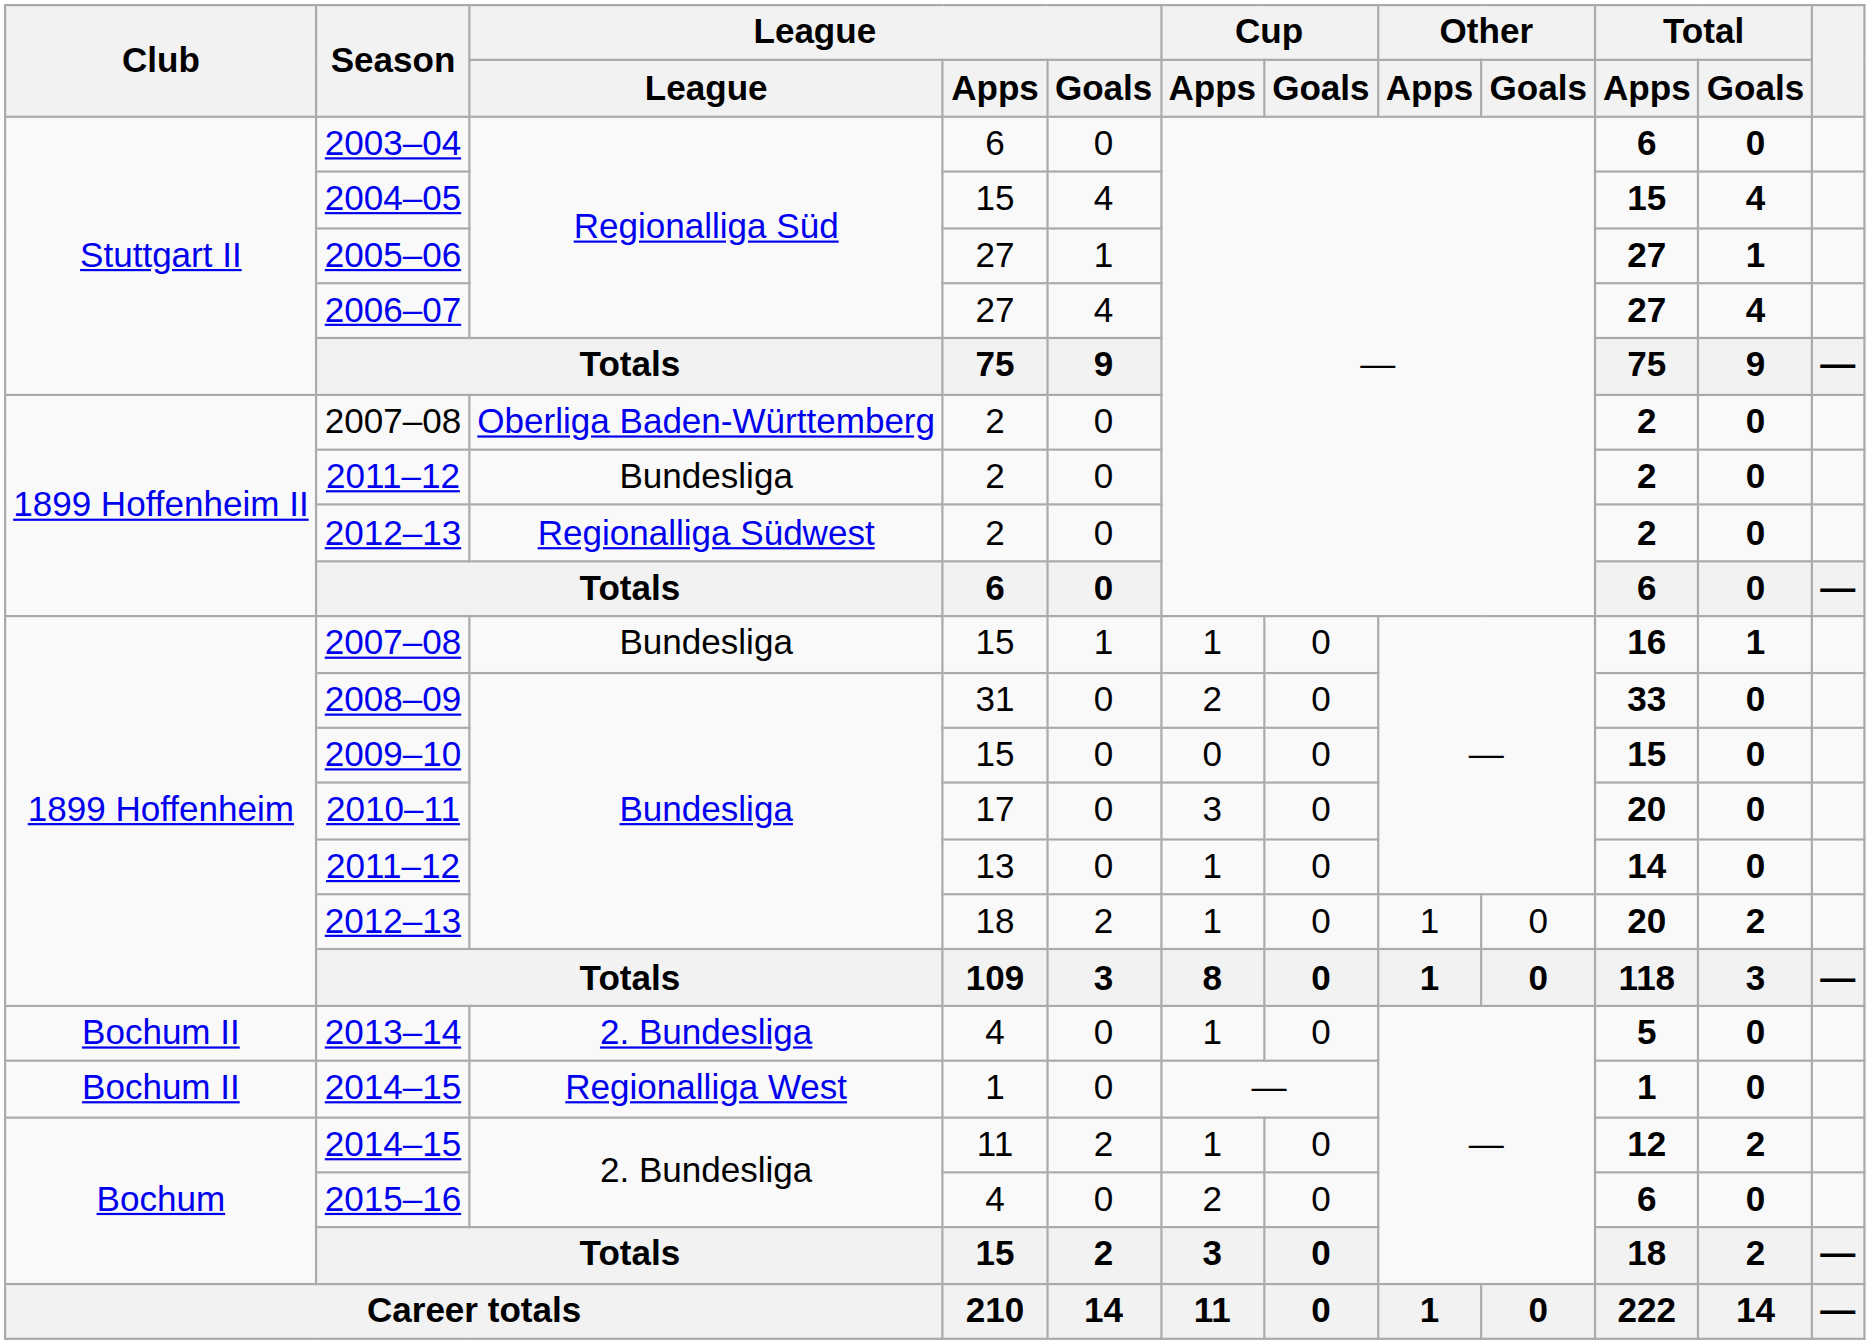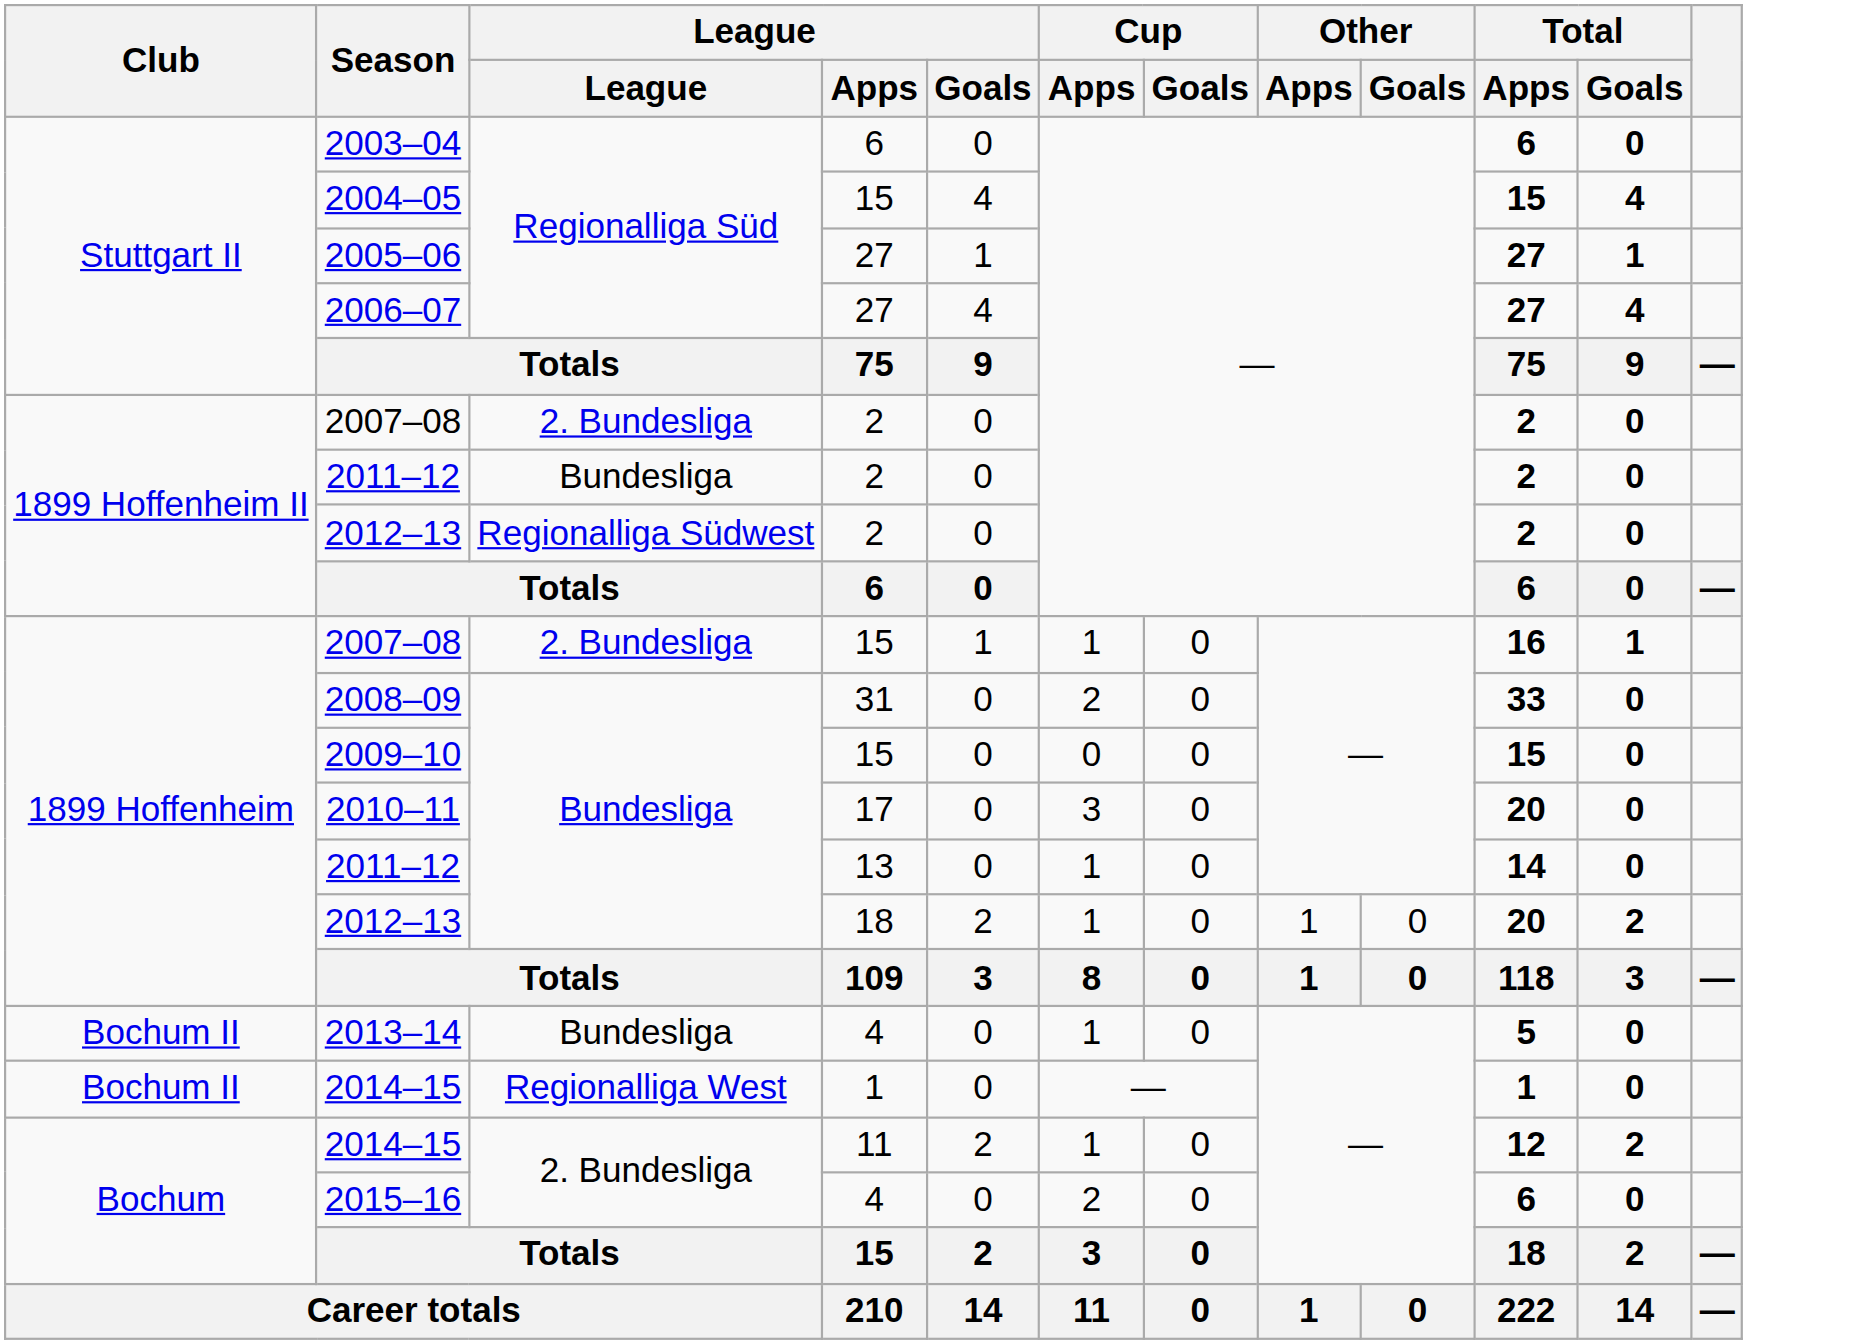(706, 421) Oberliga Baden-Württemberg -> (646, 421) 2. Bundesliga
(706, 643) Bundesliga -> (646, 643) 2. Bundesliga
(706, 1032) 2. Bundesliga -> (646, 1032) Bundesliga
